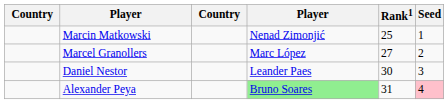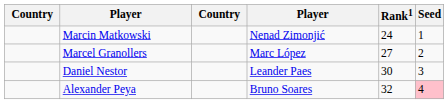(387, 35) 25 -> (387, 35) 24
(281, 89) lightgreen background -> (281, 89) no background
(387, 89) 31 -> (387, 89) 32
